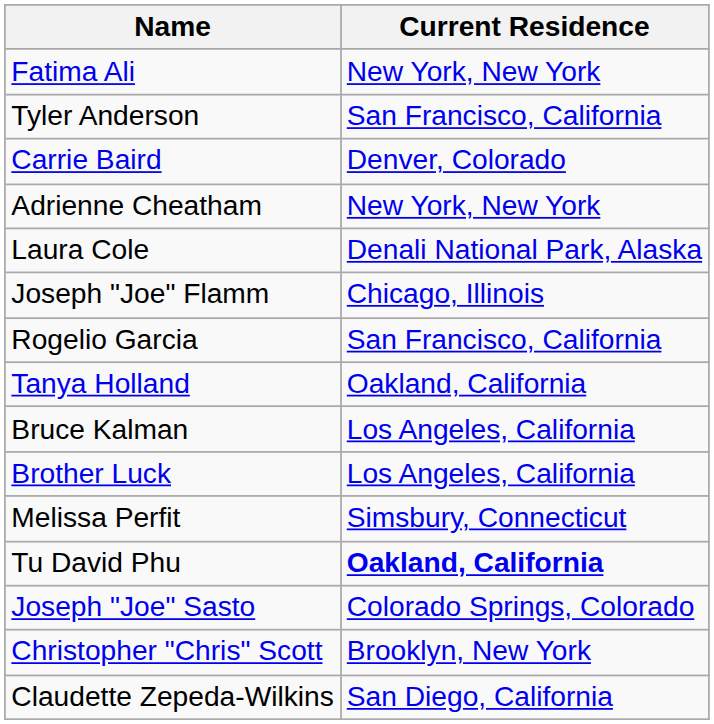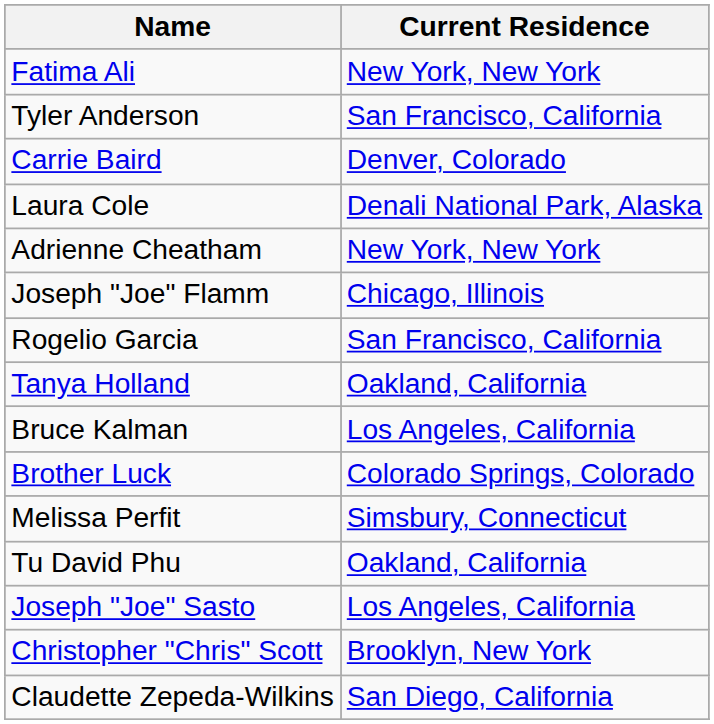rows swapped: (137, 205) <-> (80, 250)
(491, 473) Los Angeles, California -> (521, 473) Colorado Springs, Colorado
(475, 562) bold -> (467, 562) normal
(521, 607) Colorado Springs, Colorado -> (491, 607) Los Angeles, California
